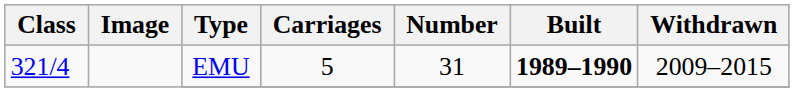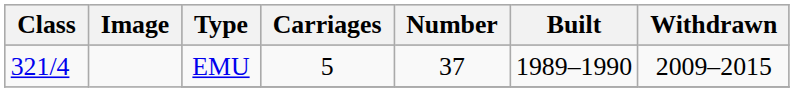(452, 65) 31 -> (452, 65) 37
(574, 65) bold -> (574, 65) normal
